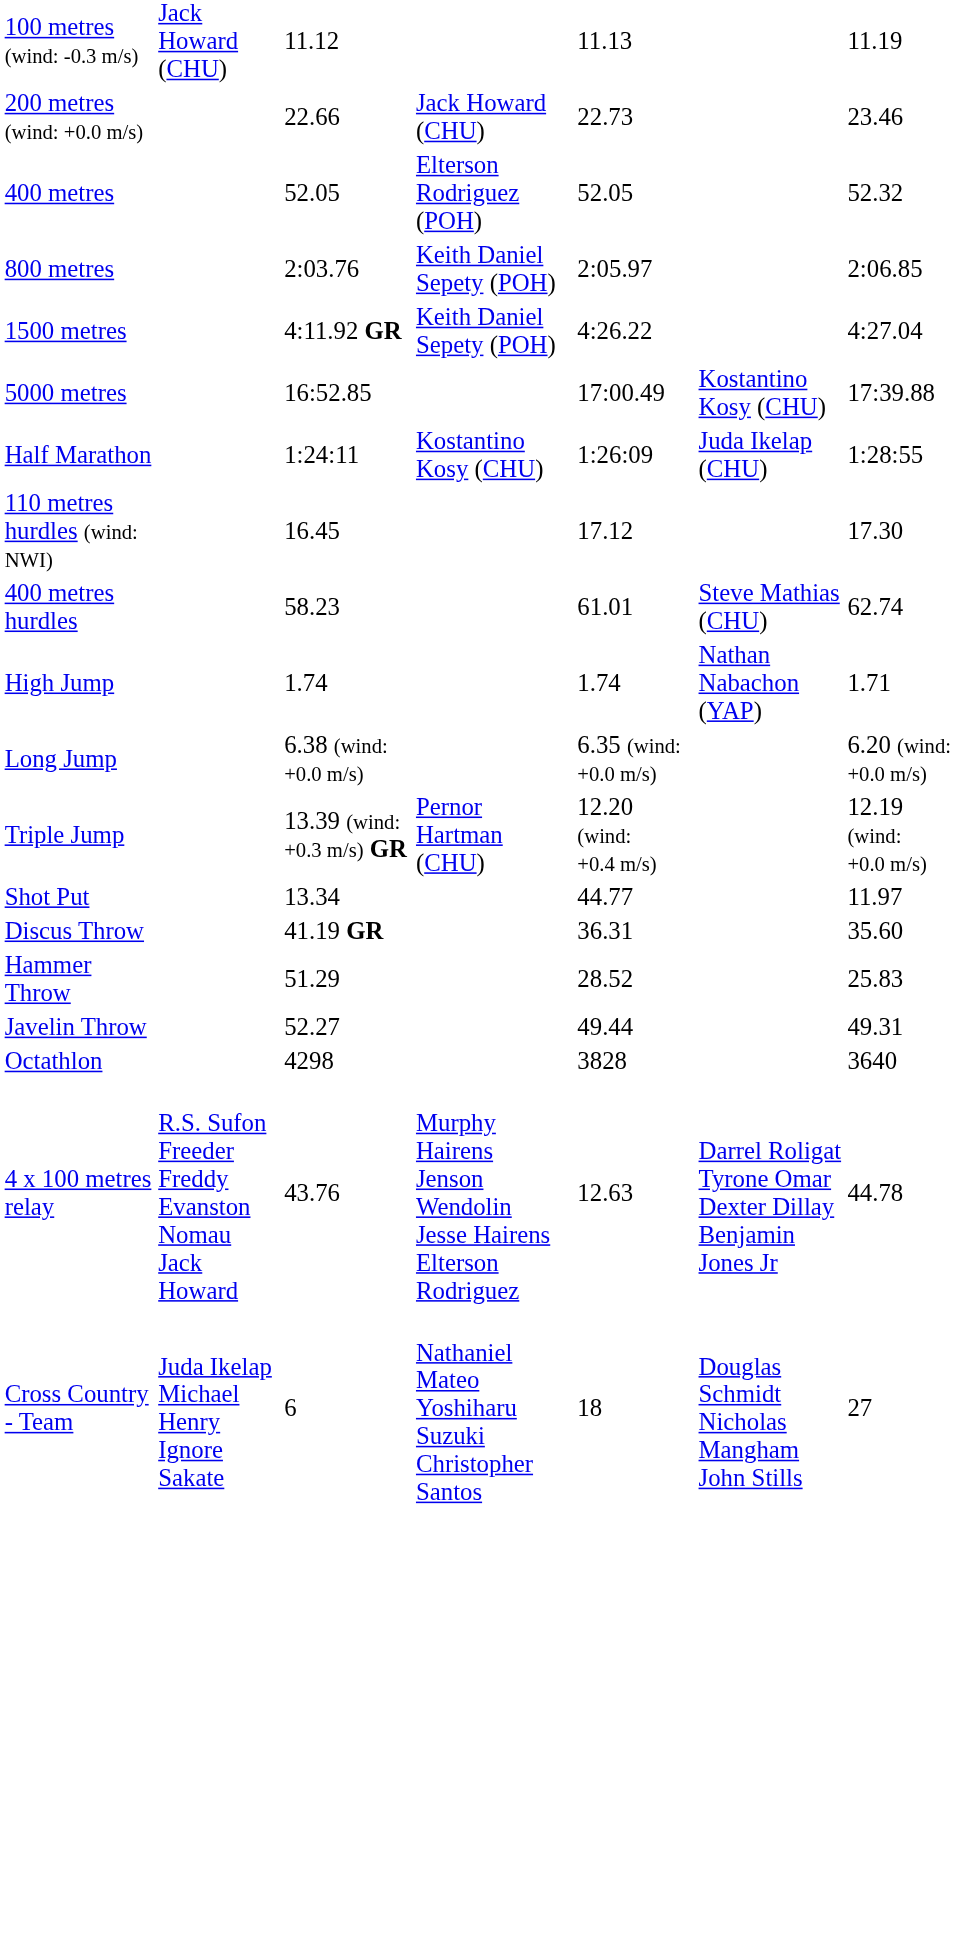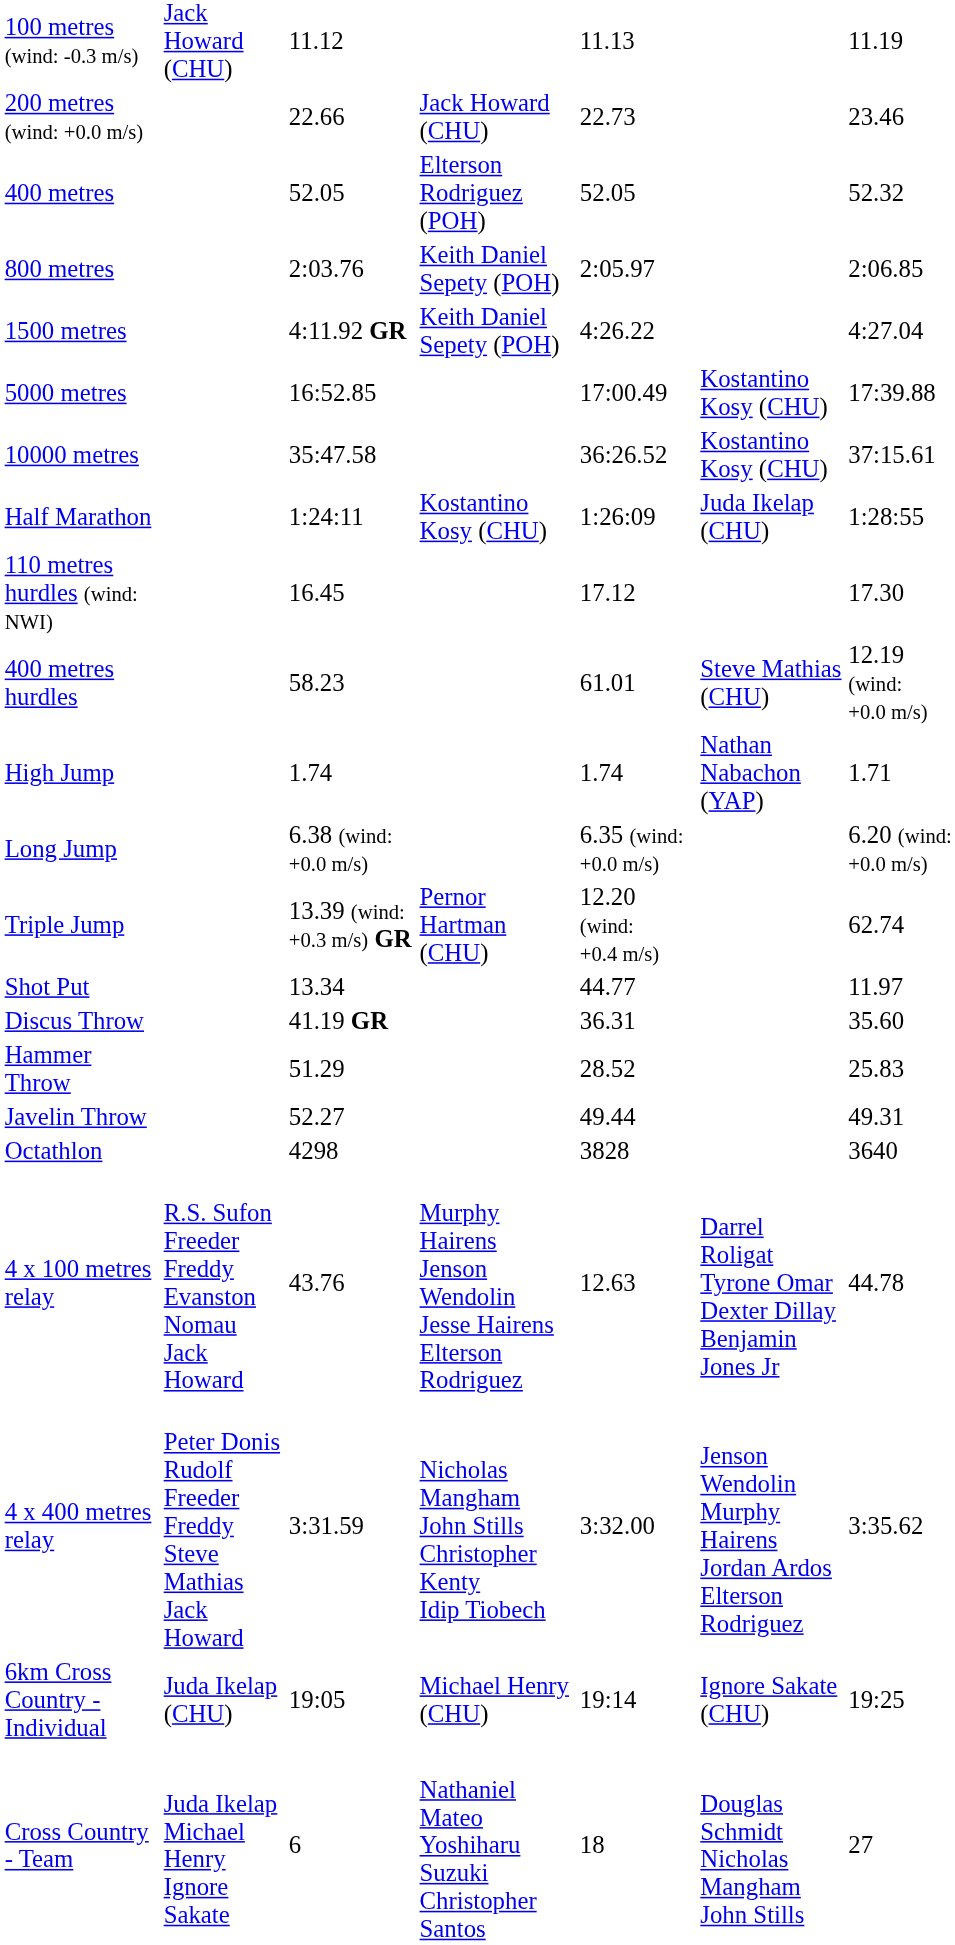+ row: (72, 455)
(875, 606) 62.74 -> (888, 682) 12.19 (wind: +0.0 m/s)
(887, 834) 12.19 (wind: +0.0 m/s) -> (876, 924) 62.74
+ row: (78, 1526)
+ row: (58, 1699)
